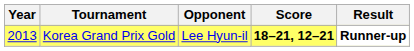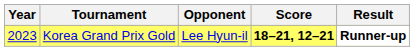(22, 36) 2013 -> (22, 36) 2023
